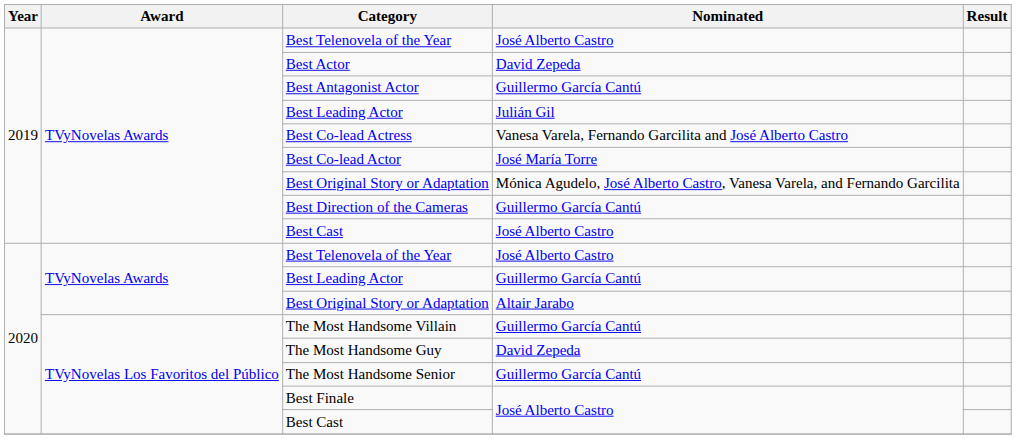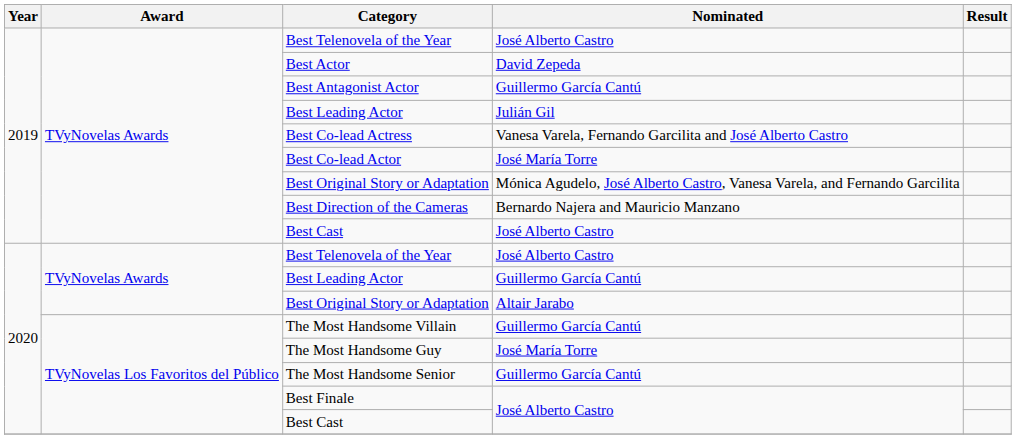(568, 207) Guillermo García Cantú -> (618, 207) Bernardo Najera and Mauricio Manzano
(538, 350) David Zepeda -> (546, 350) José María Torre
